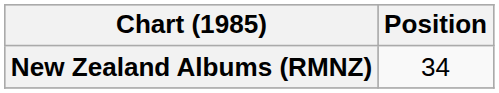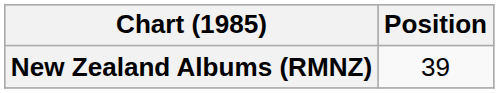(436, 66) 34 -> (436, 66) 39
